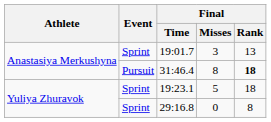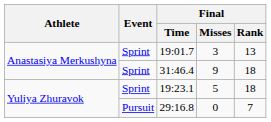(138, 70) Pursuit -> (136, 70) Sprint
(215, 70) 8 -> (215, 70) 9
(250, 70) bold -> (250, 70) normal
(136, 108) Sprint -> (138, 108) Pursuit
(250, 108) 8 -> (250, 108) 7
